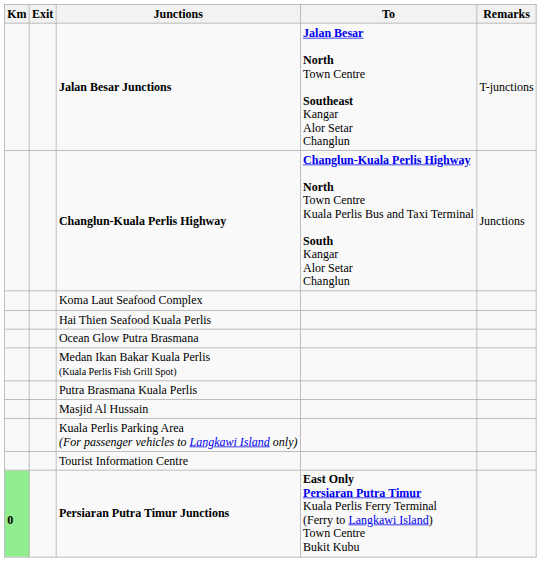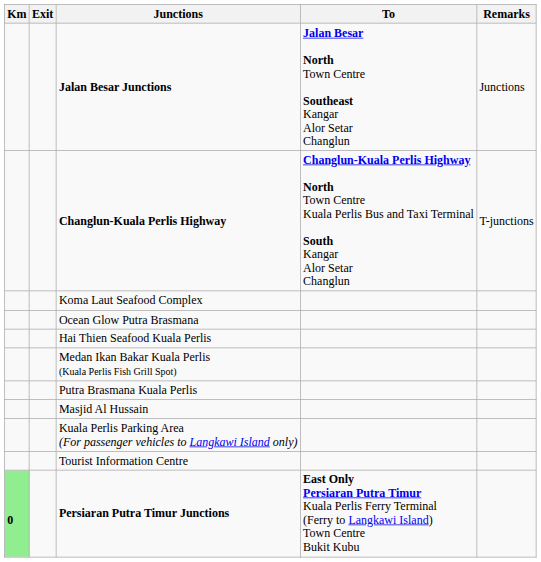(507, 87) T-junctions -> (502, 87) Junctions
(502, 220) Junctions -> (507, 220) T-junctions
rows swapped: (135, 319) <-> (129, 338)
